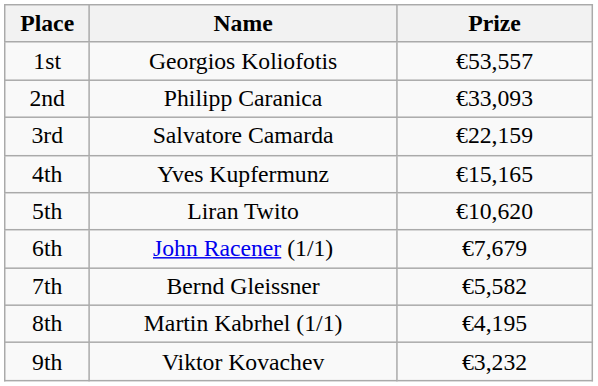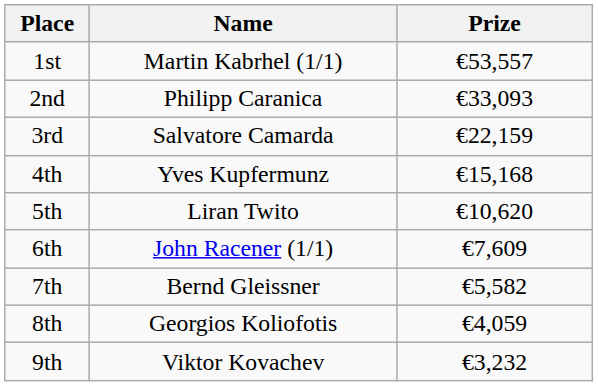(243, 60) Georgios Koliofotis -> (243, 60) Martin Kabrhel (1/1)
(495, 173) €15,165 -> (495, 173) €15,168
(495, 248) €7,679 -> (495, 248) €7,609
(243, 323) Martin Kabrhel (1/1) -> (243, 323) Georgios Koliofotis
(495, 323) €4,195 -> (495, 323) €4,059
